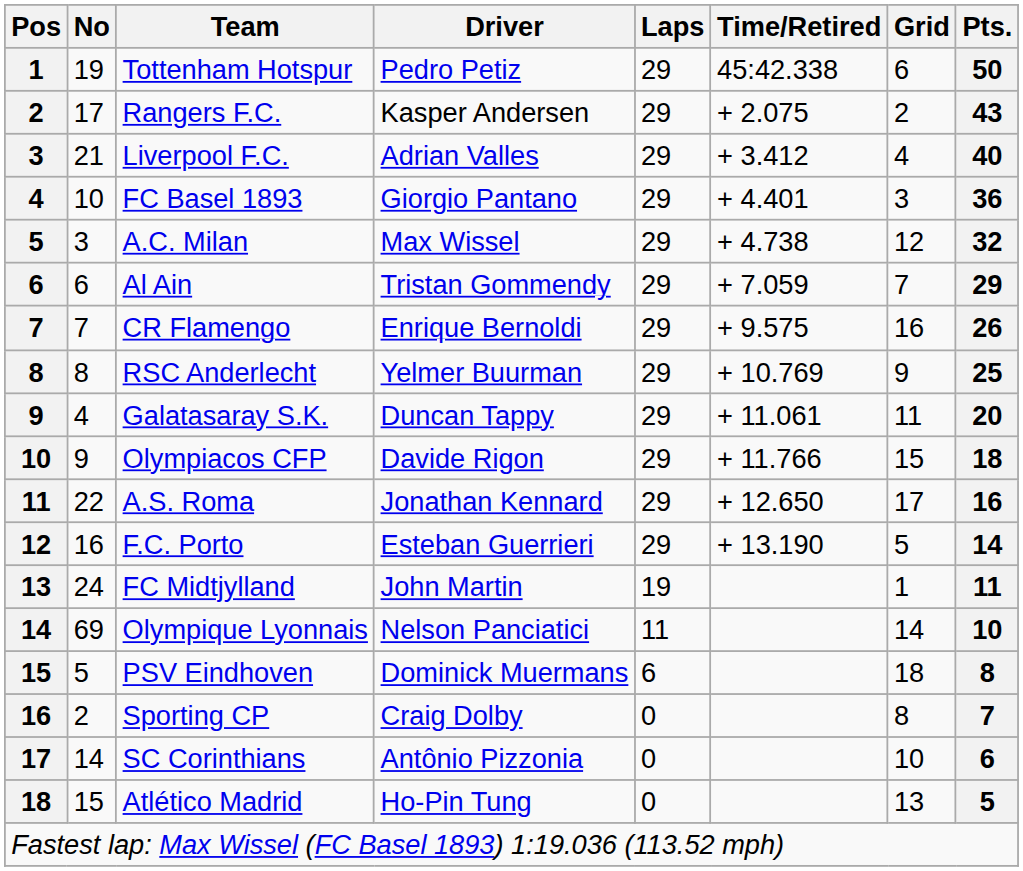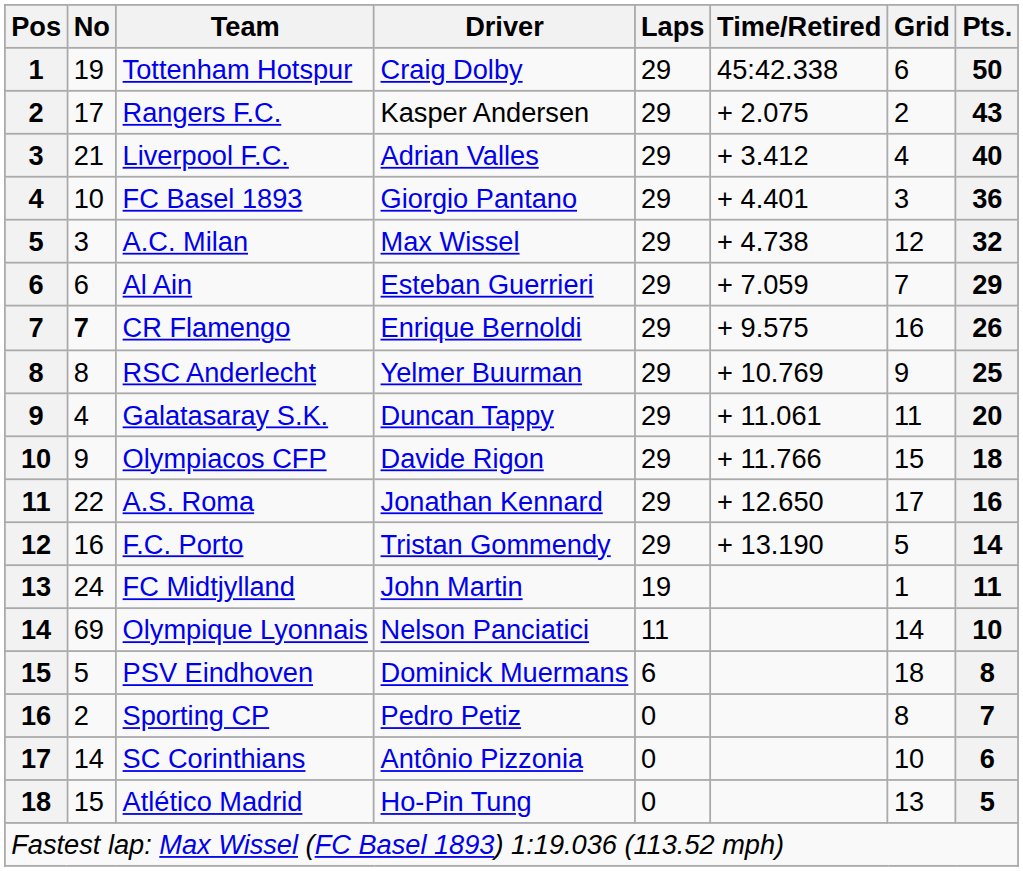(451, 70) Pedro Petiz -> (452, 70) Craig Dolby
(496, 285) Tristan Gommendy -> (487, 285) Esteban Guerrieri
(81, 328) normal -> (81, 328) bold
(487, 543) Esteban Guerrieri -> (496, 543) Tristan Gommendy
(452, 716) Craig Dolby -> (451, 716) Pedro Petiz
